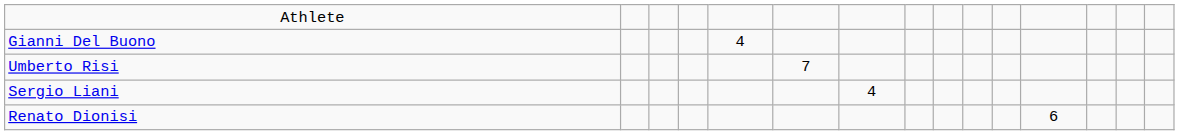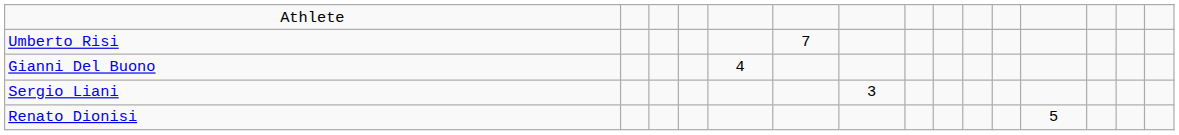rows swapped: (82, 42) <-> (63, 67)
(872, 92) 4 -> (872, 92) 3
(1054, 117) 6 -> (1054, 117) 5
